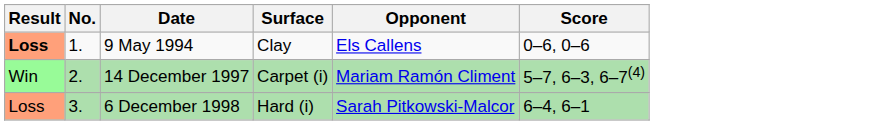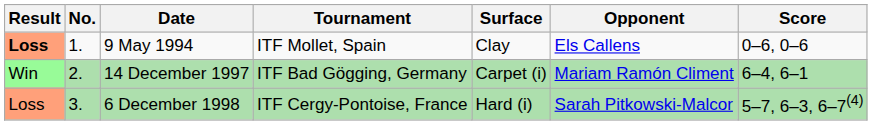+ column: (362, 17)
(584, 75) 5–7, 6–3, 6–7(4) -> (775, 73) 6–4, 6–1
(556, 105) 6–4, 6–1 -> (803, 103) 5–7, 6–3, 6–7(4)
